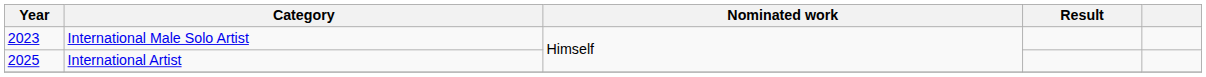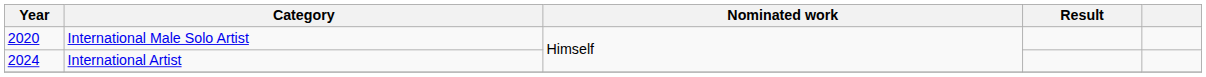(24, 38) 2023 -> (24, 38) 2020
(24, 60) 2025 -> (24, 60) 2024
